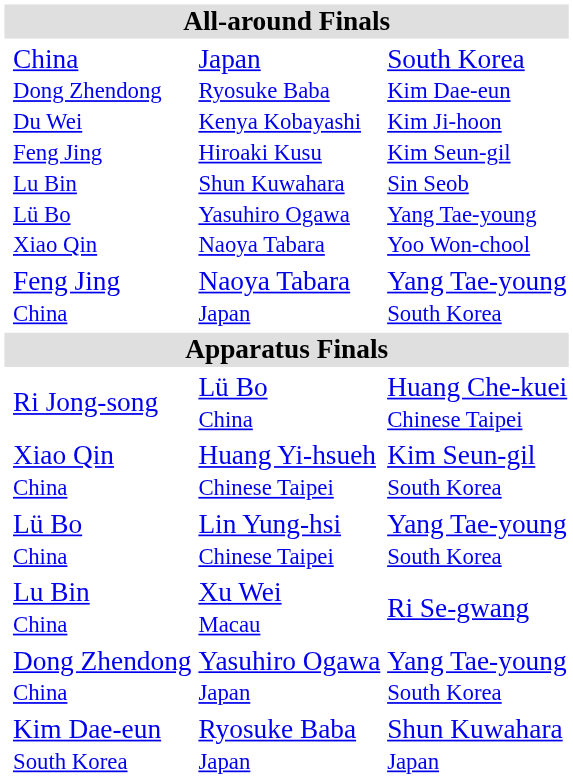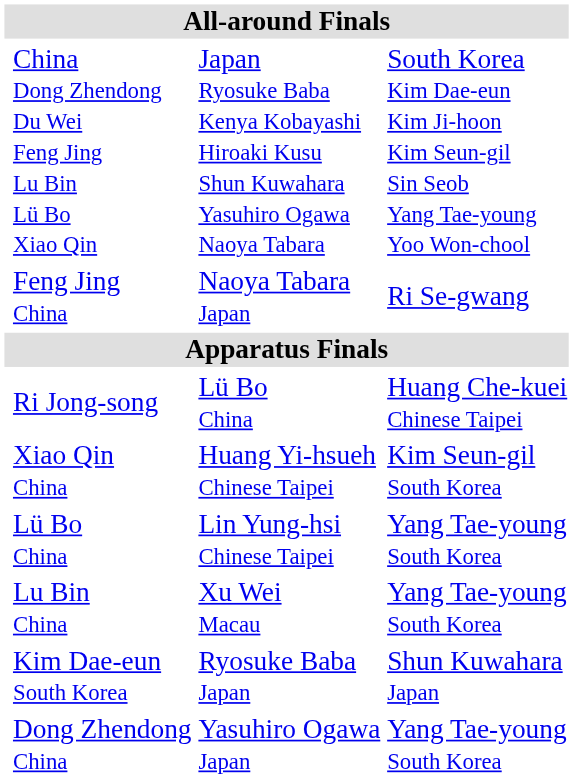(477, 296) Yang Tae-young South Korea -> (458, 296) Ri Se-gwang
(458, 607) Ri Se-gwang -> (477, 607) Yang Tae-young South Korea
rows swapped: (102, 676) <-> (87, 744)
